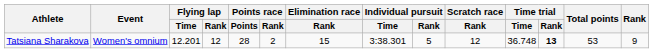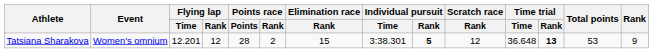(429, 41) normal -> (429, 41) bold
(522, 41) 36.748 -> (522, 41) 36.648
